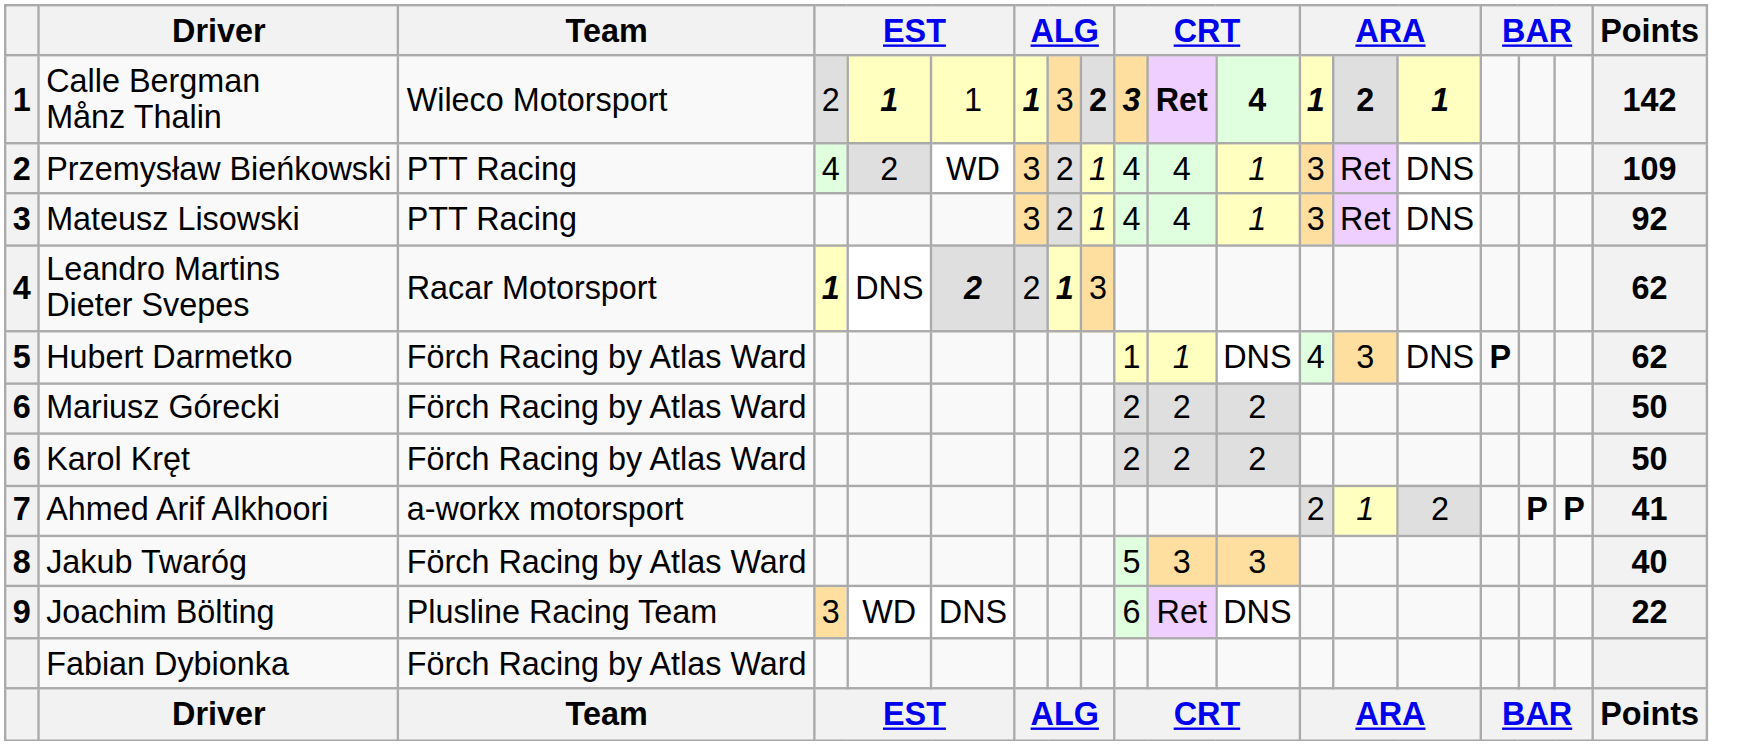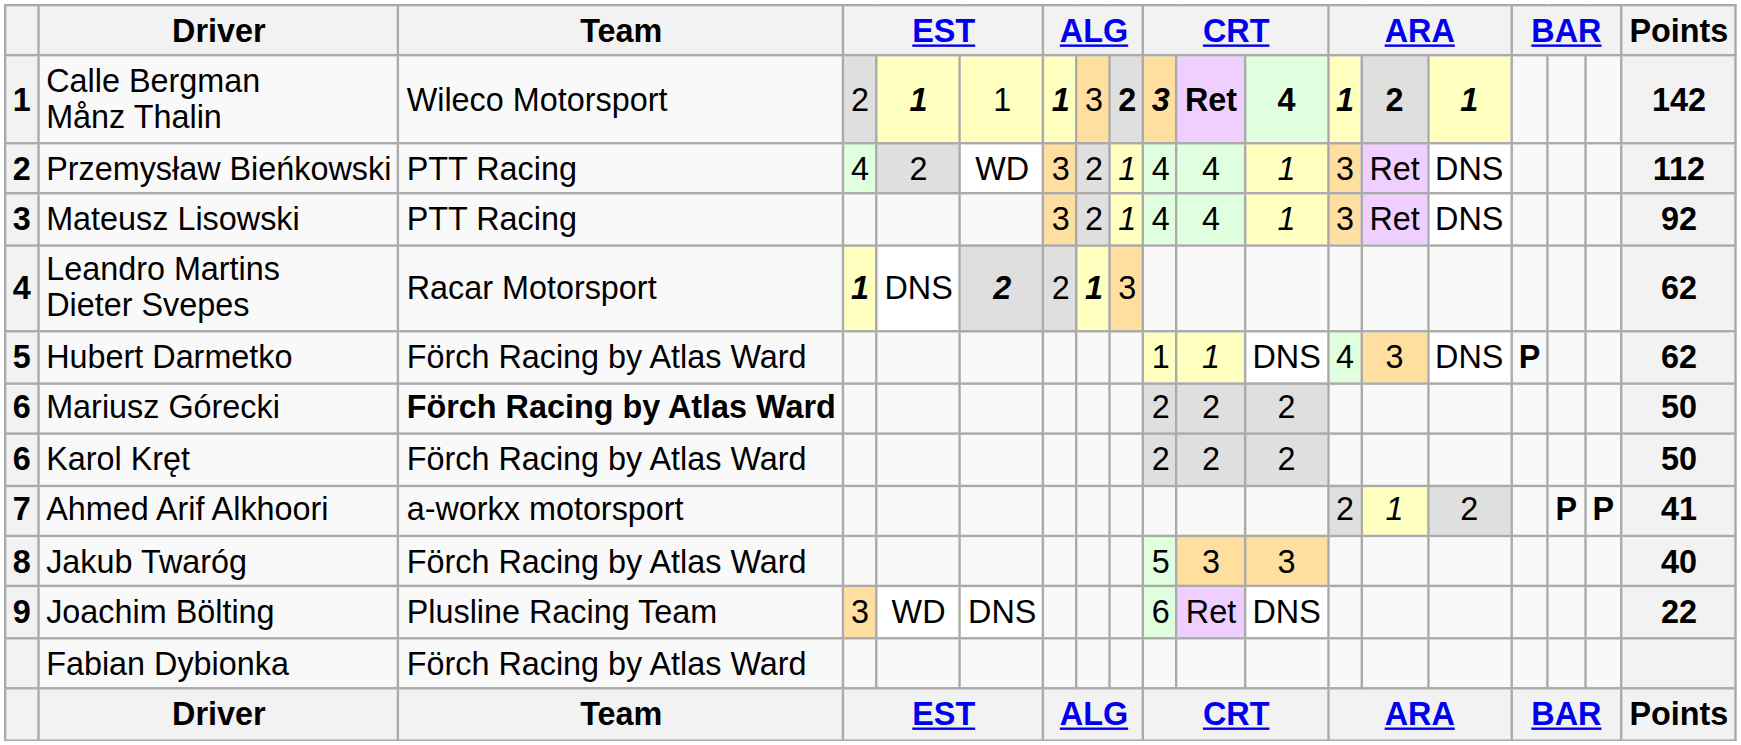(1650, 168) 109 -> (1679, 168) 112
(607, 408) normal -> (621, 408) bold
